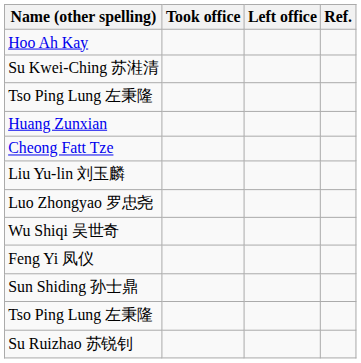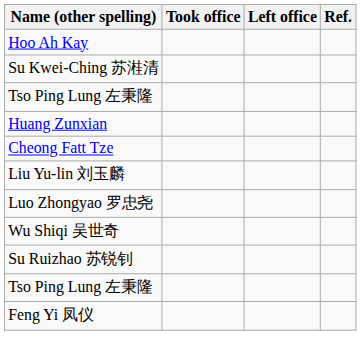rows swapped: (51, 258) <-> (71, 343)
- row: (73, 287)
